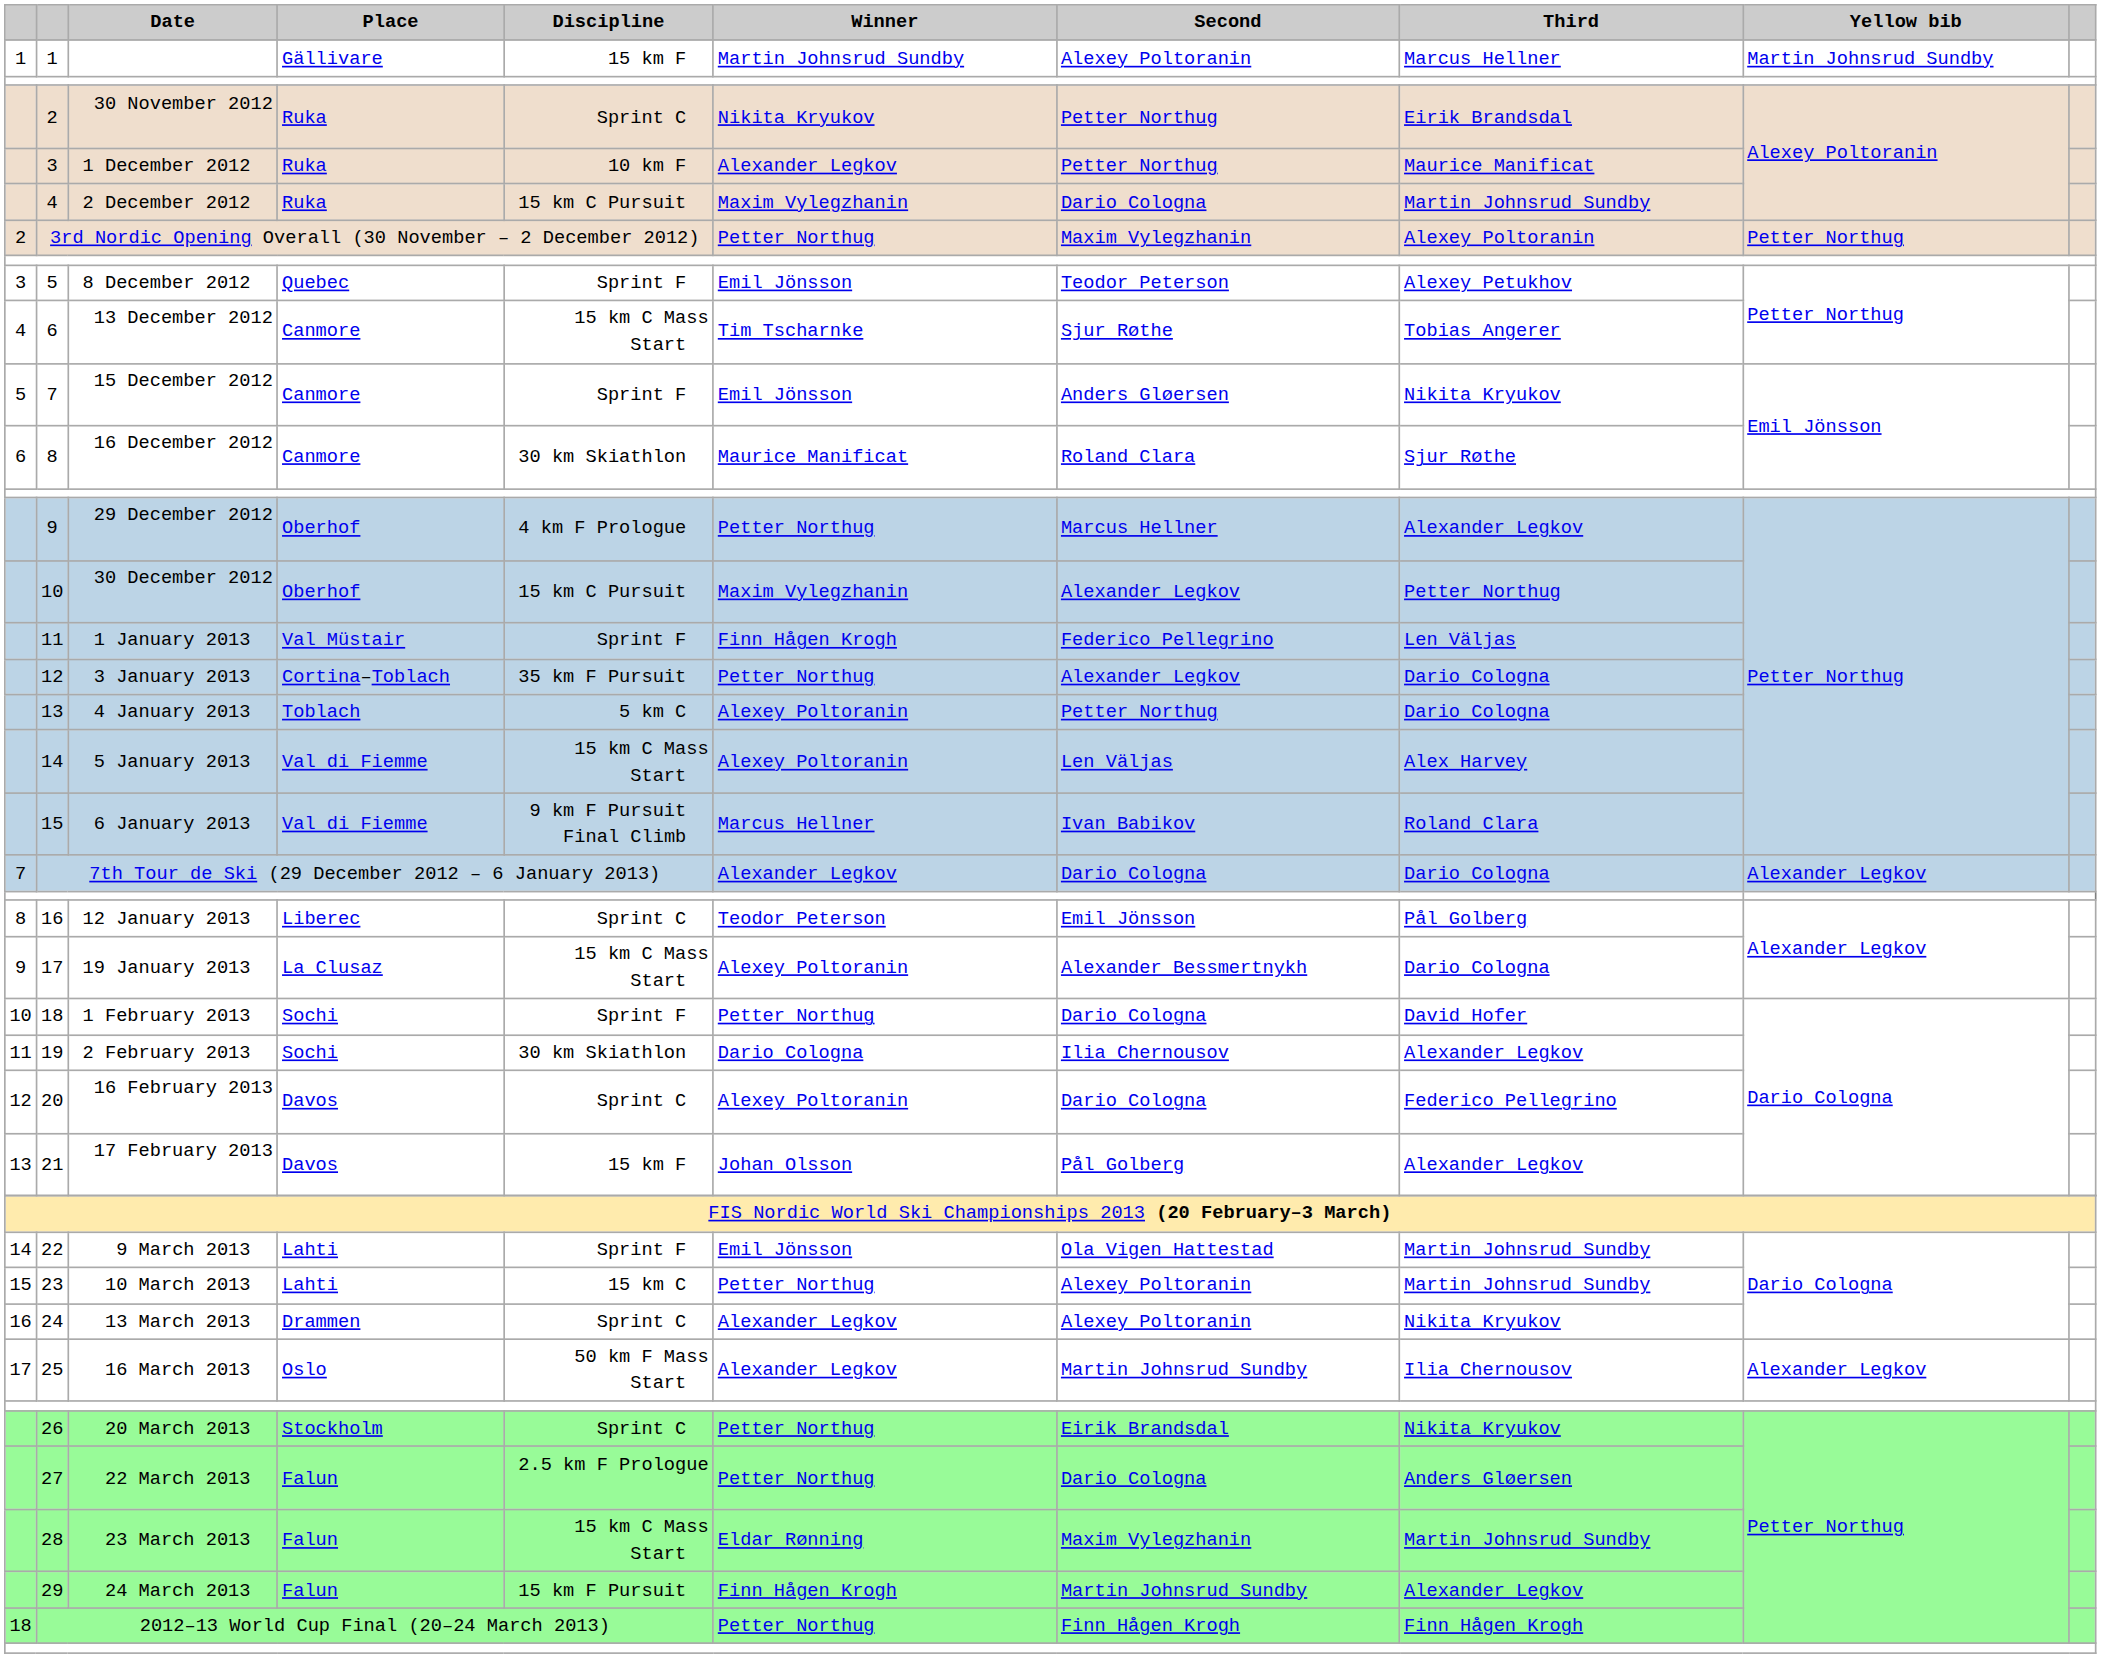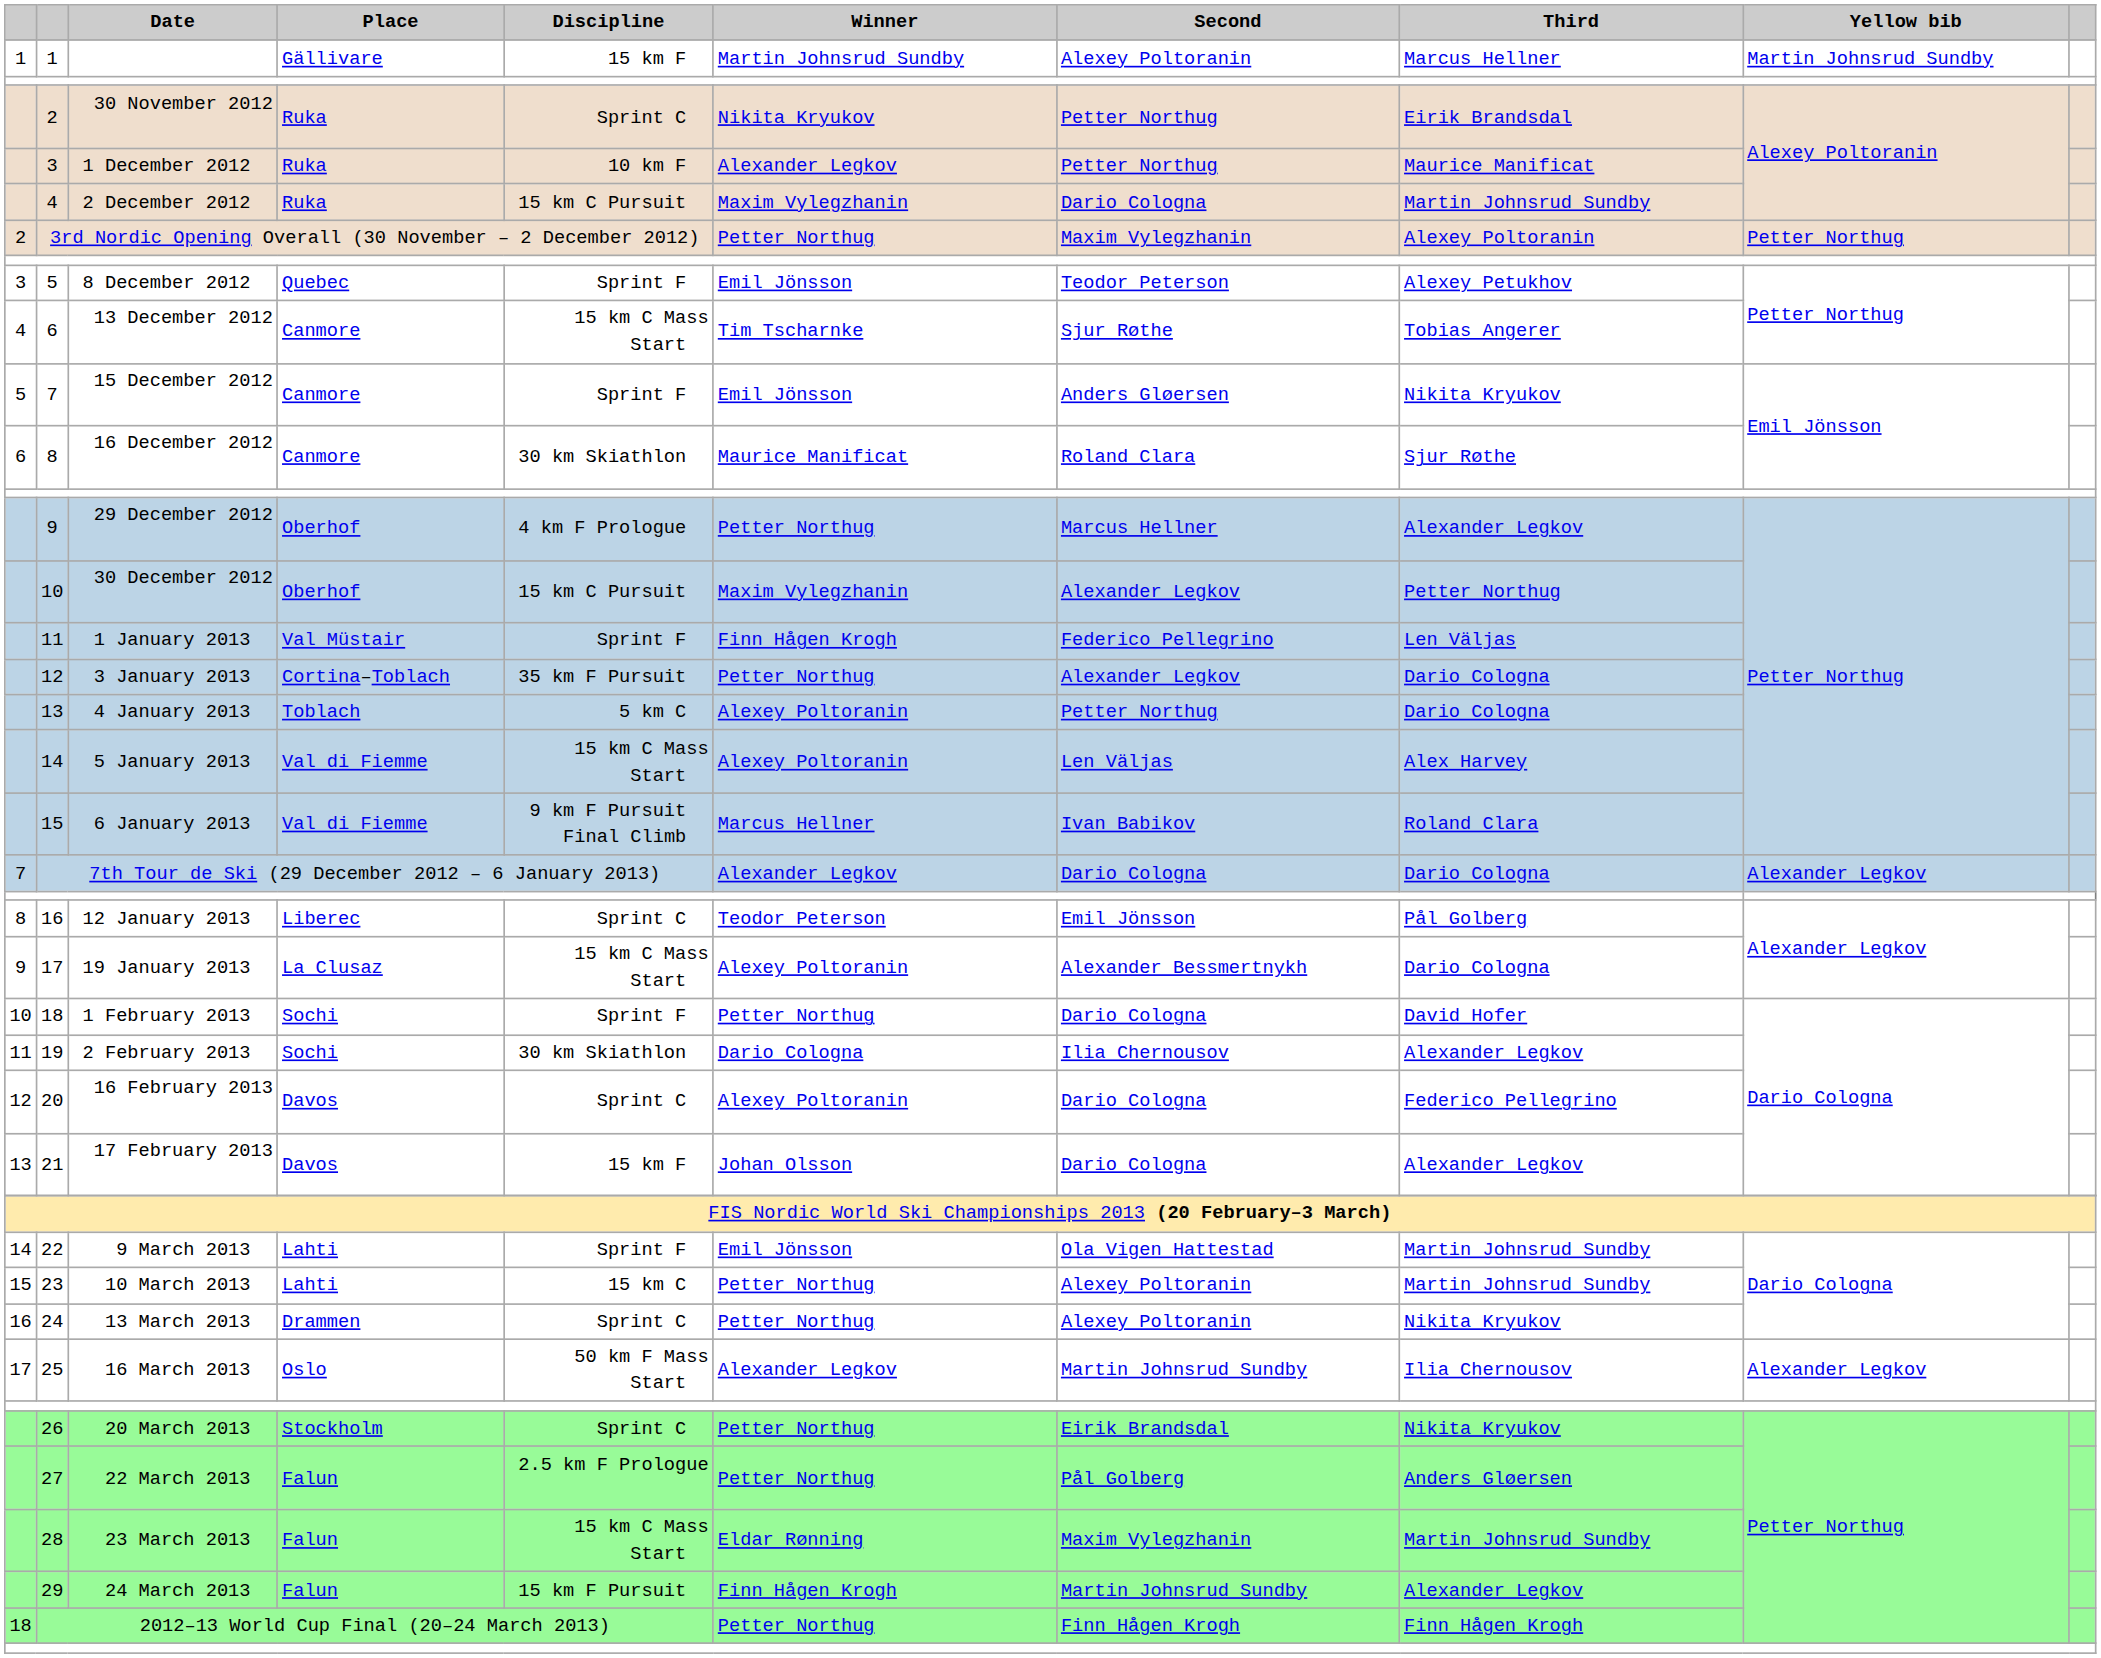(1123, 1165) Pål Golberg -> (1134, 1165) Dario Cologna
(807, 1321) Alexander Legkov -> (796, 1321) Petter Northug
(1134, 1478) Dario Cologna -> (1123, 1478) Pål Golberg
